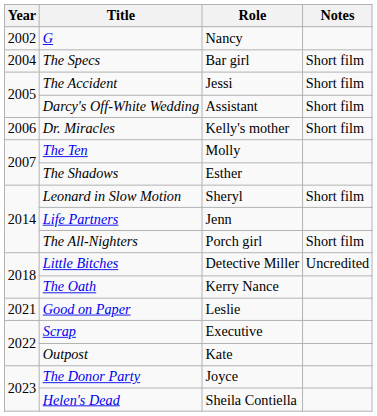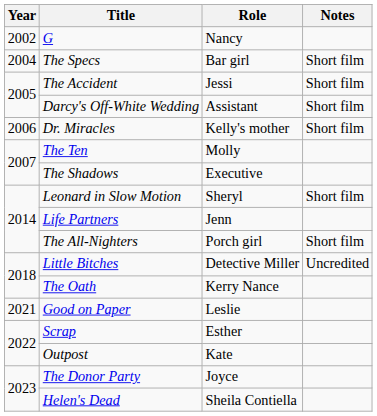(224, 173) Esther -> (234, 173) Executive
(234, 331) Executive -> (224, 331) Esther
